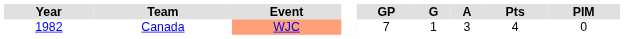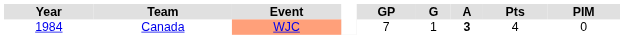(49, 27) 1982 -> (49, 27) 1984
(467, 27) normal -> (467, 27) bold
